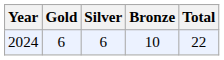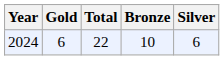columns swapped: (103, 17) <-> (199, 17)
